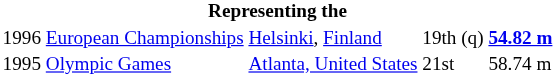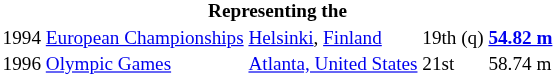(22, 37) 1996 -> (22, 37) 1994
(22, 64) 1995 -> (22, 64) 1996
